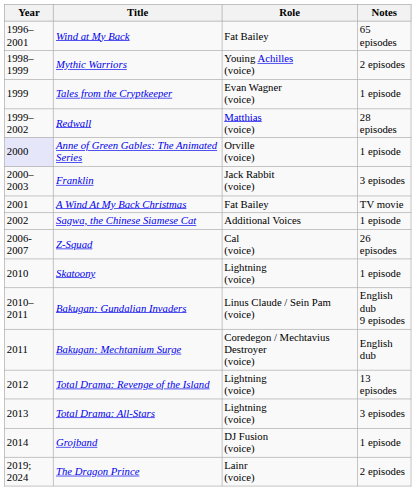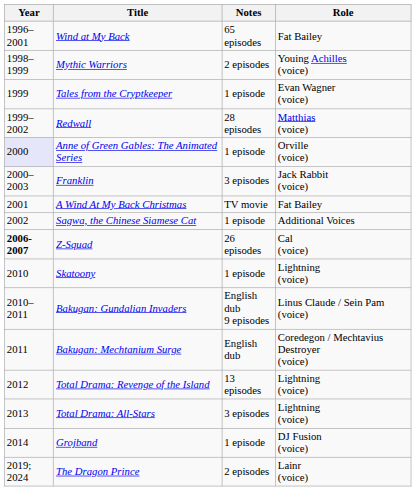columns swapped: (290, 13) <-> (384, 13)
(19, 244) normal -> (19, 244) bold
